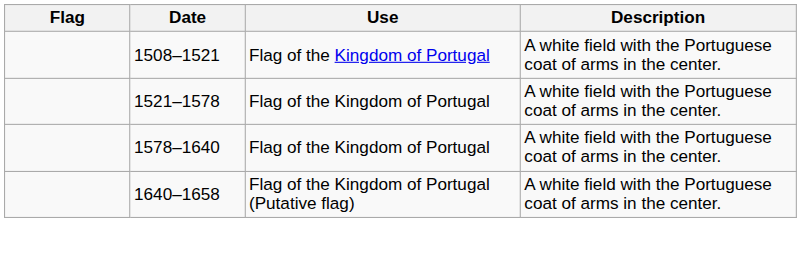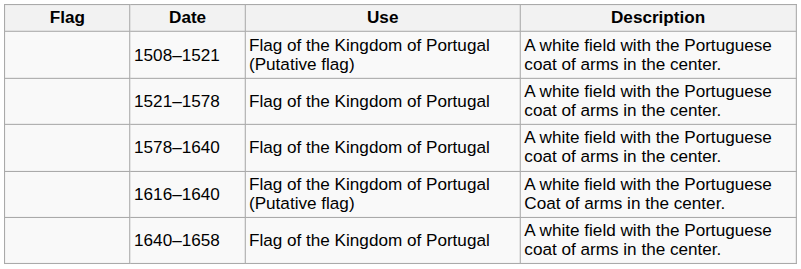(369, 54) Flag of the Kingdom of Portugal -> (369, 54) Flag of the Kingdom of Portugal (Putative flag)
+ row: (177, 194)
(369, 194) Flag of the Kingdom of Portugal (Putative flag) -> (369, 240) Flag of the Kingdom of Portugal
